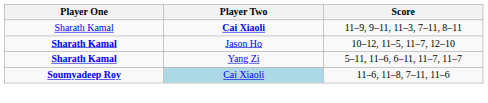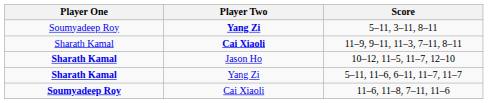+ row: (403, 28)
(244, 75) lightblue background -> (244, 91) no background
